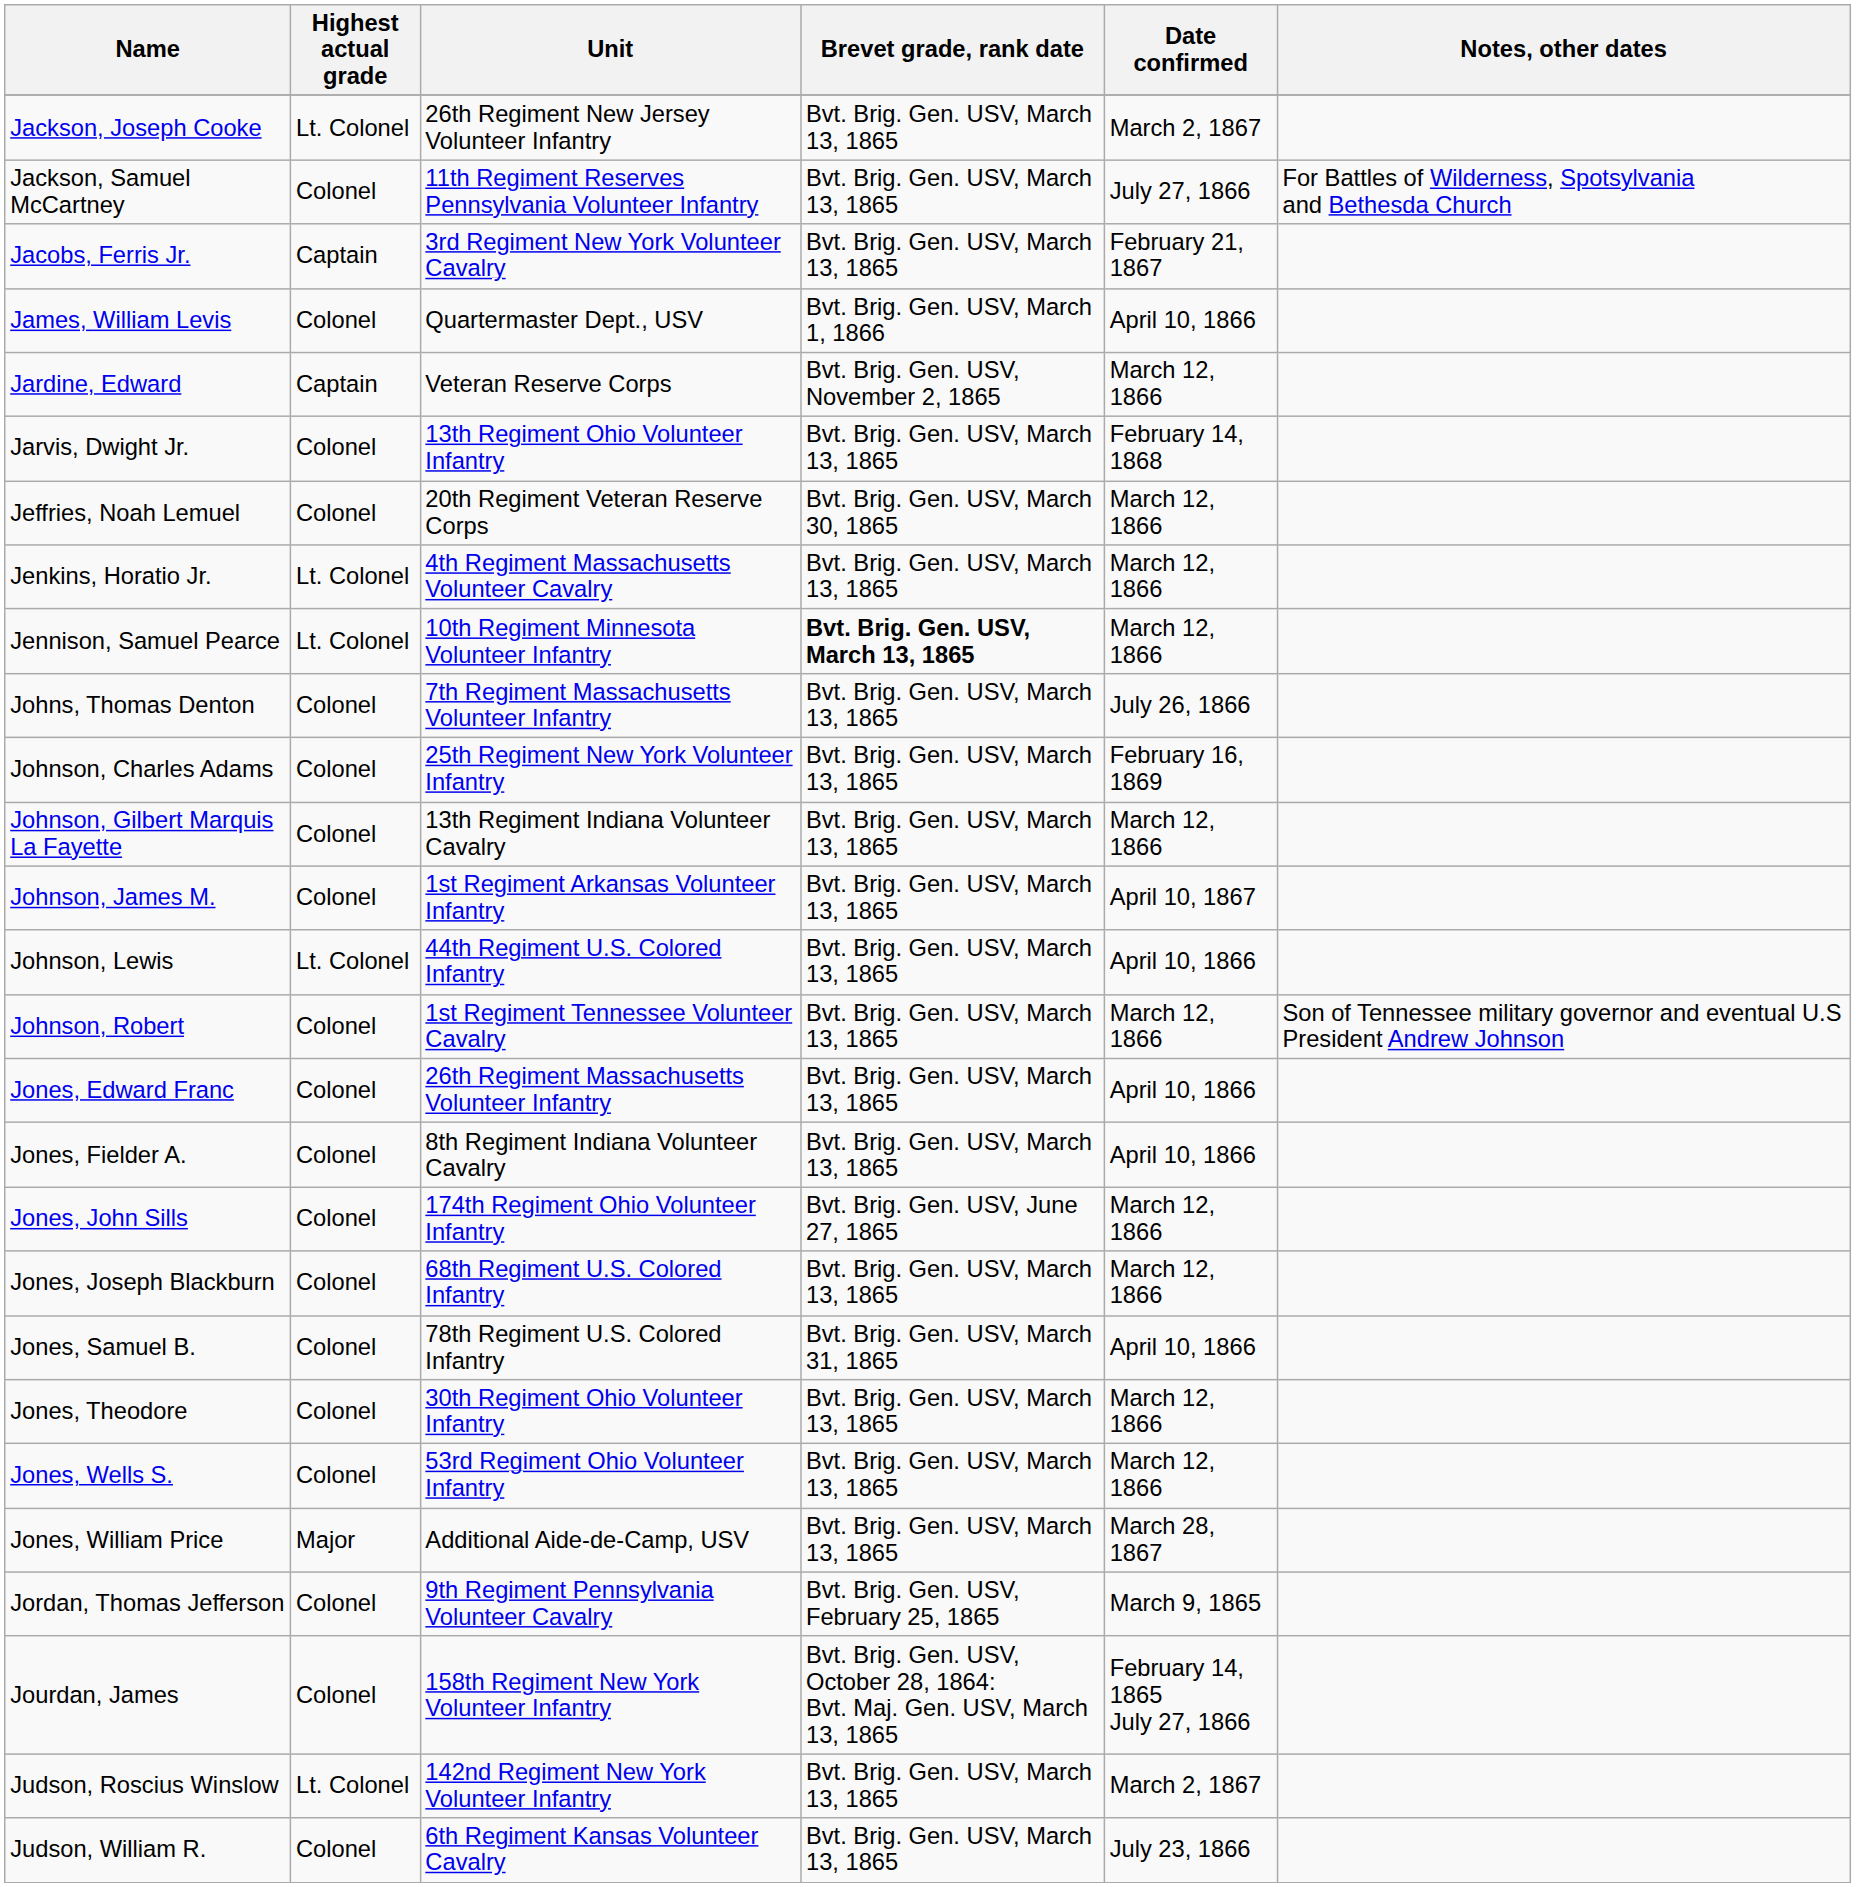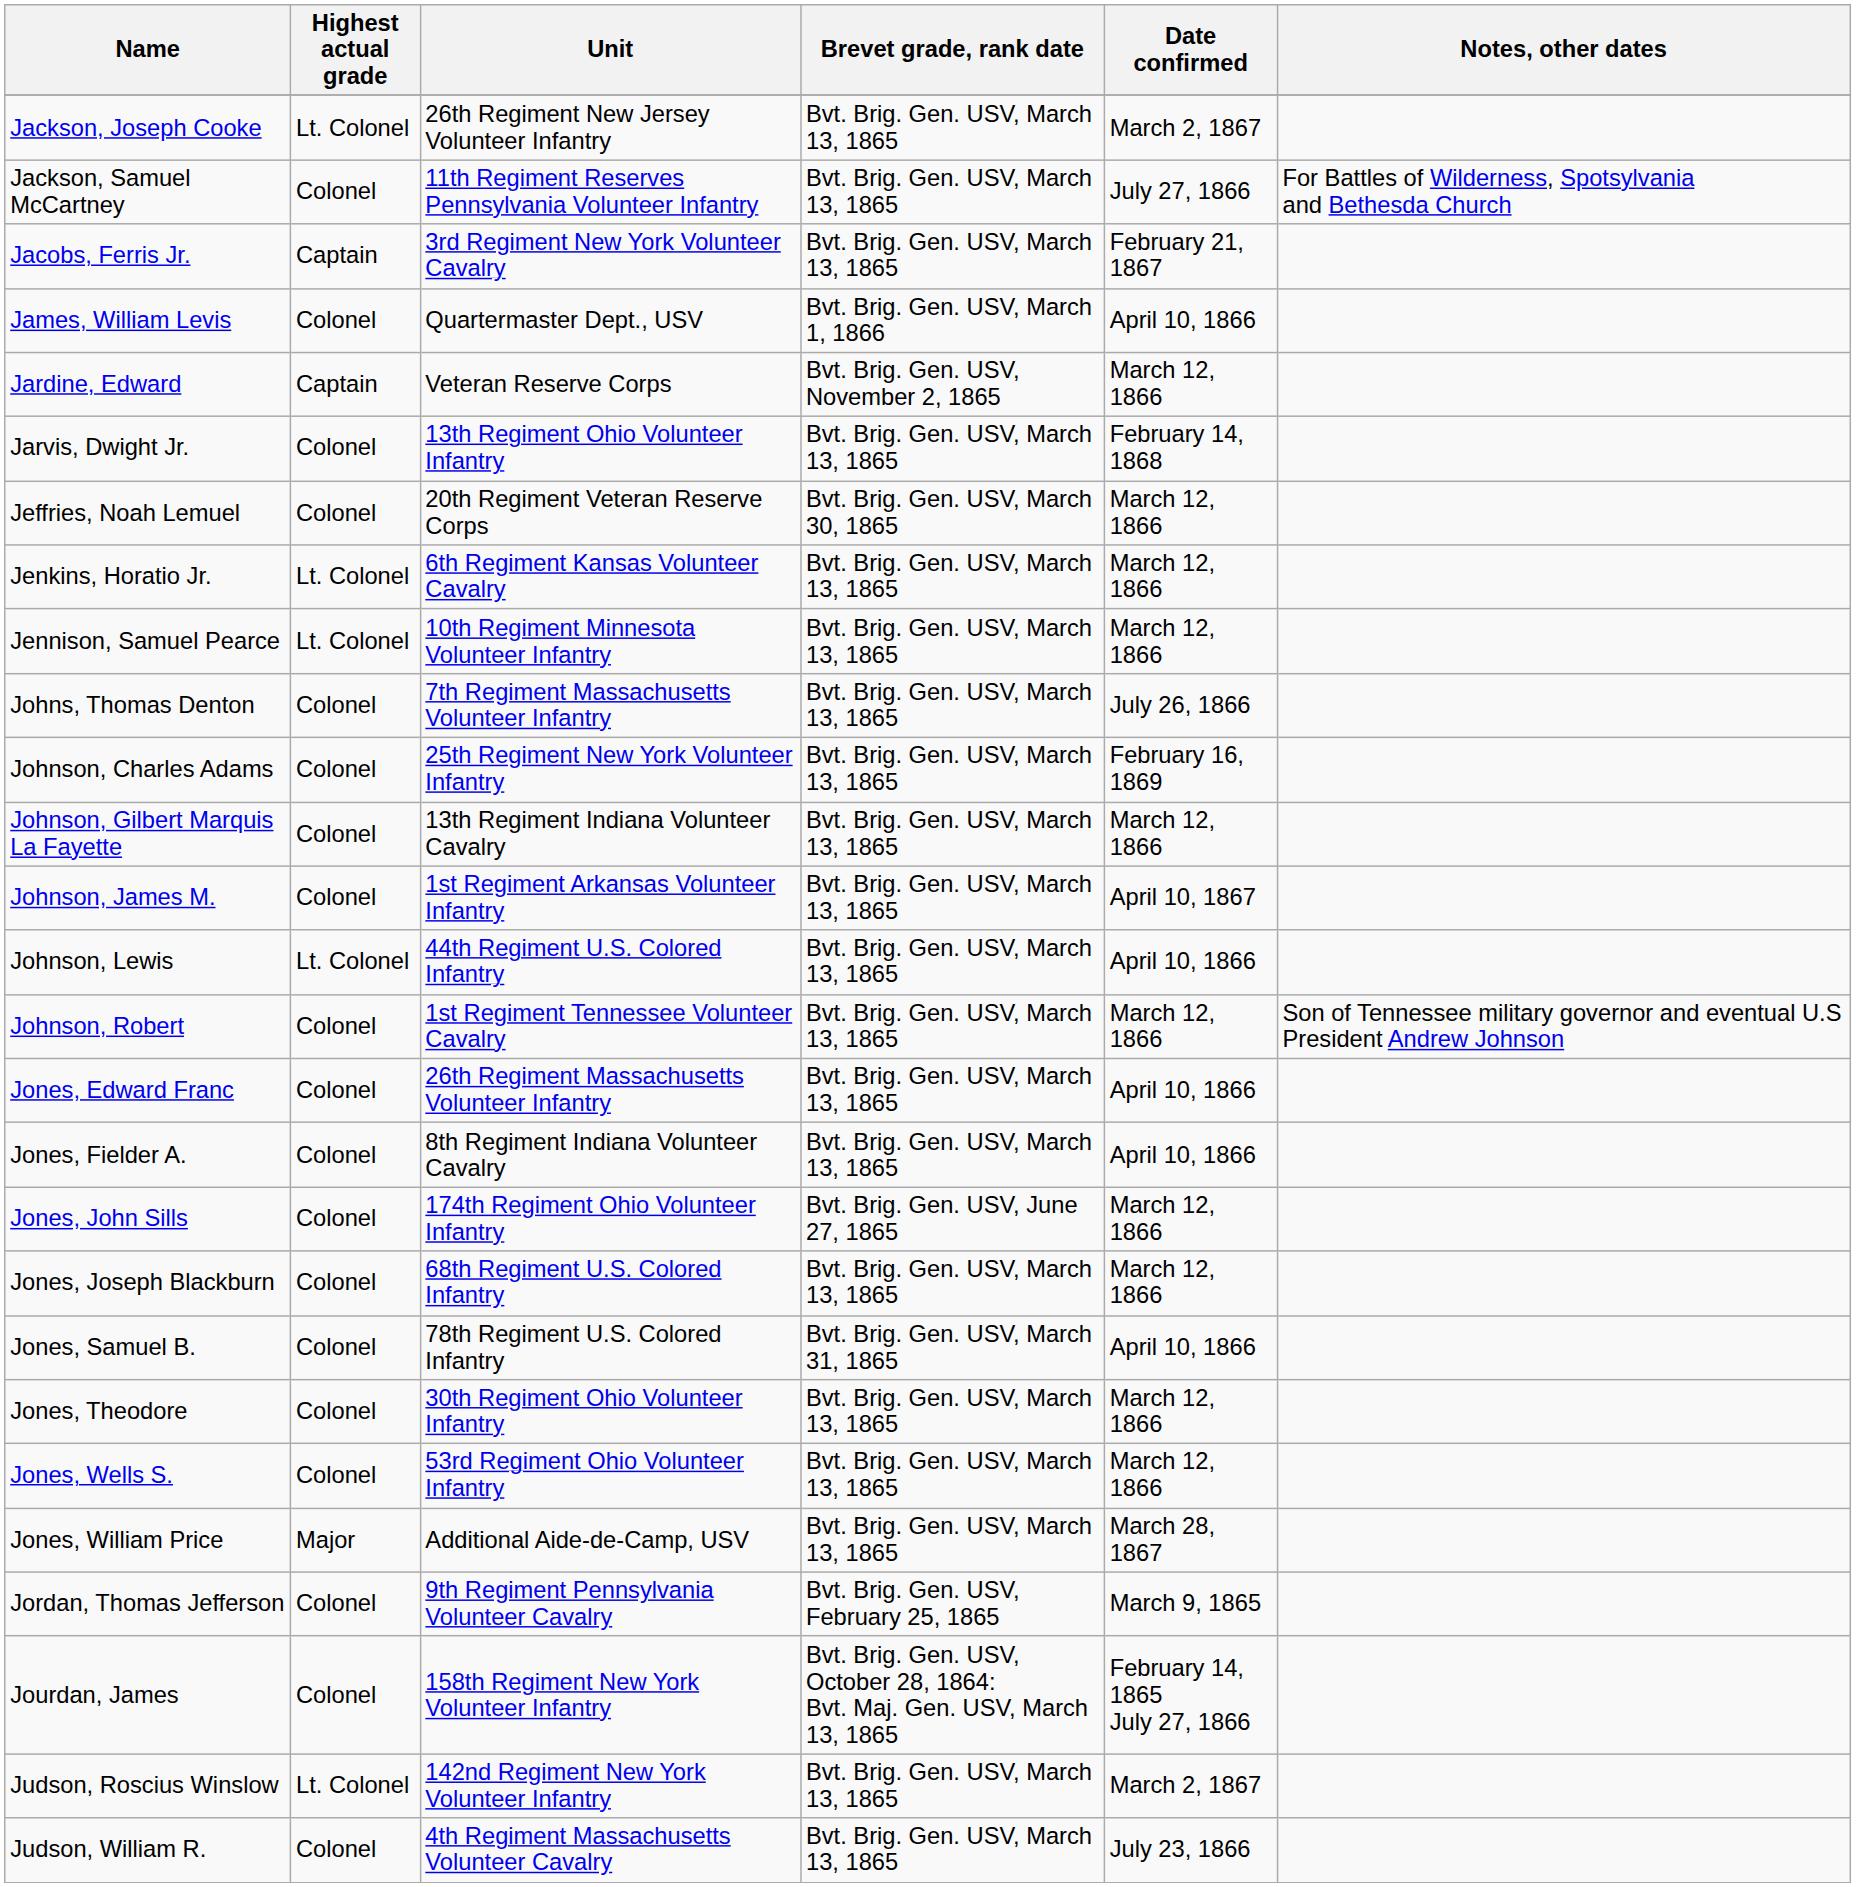(578, 576) 4th Regiment Massachusetts Volunteer Cavalry -> (592, 576) 6th Regiment Kansas Volunteer Cavalry
(918, 640) bold -> (949, 640) normal
(592, 1849) 6th Regiment Kansas Volunteer Cavalry -> (578, 1849) 4th Regiment Massachusetts Volunteer Cavalry
